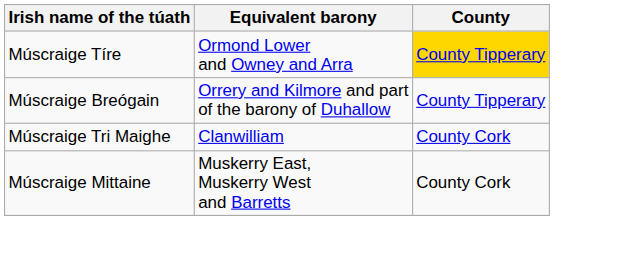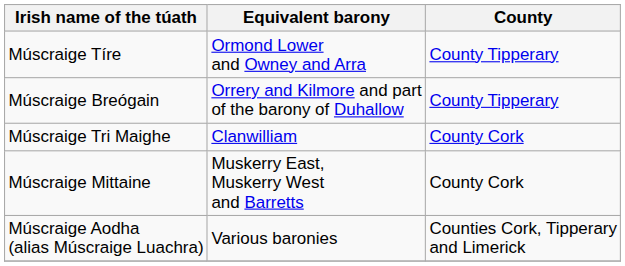(481, 54) gold background -> (494, 54) no background
+ row: (106, 238)
